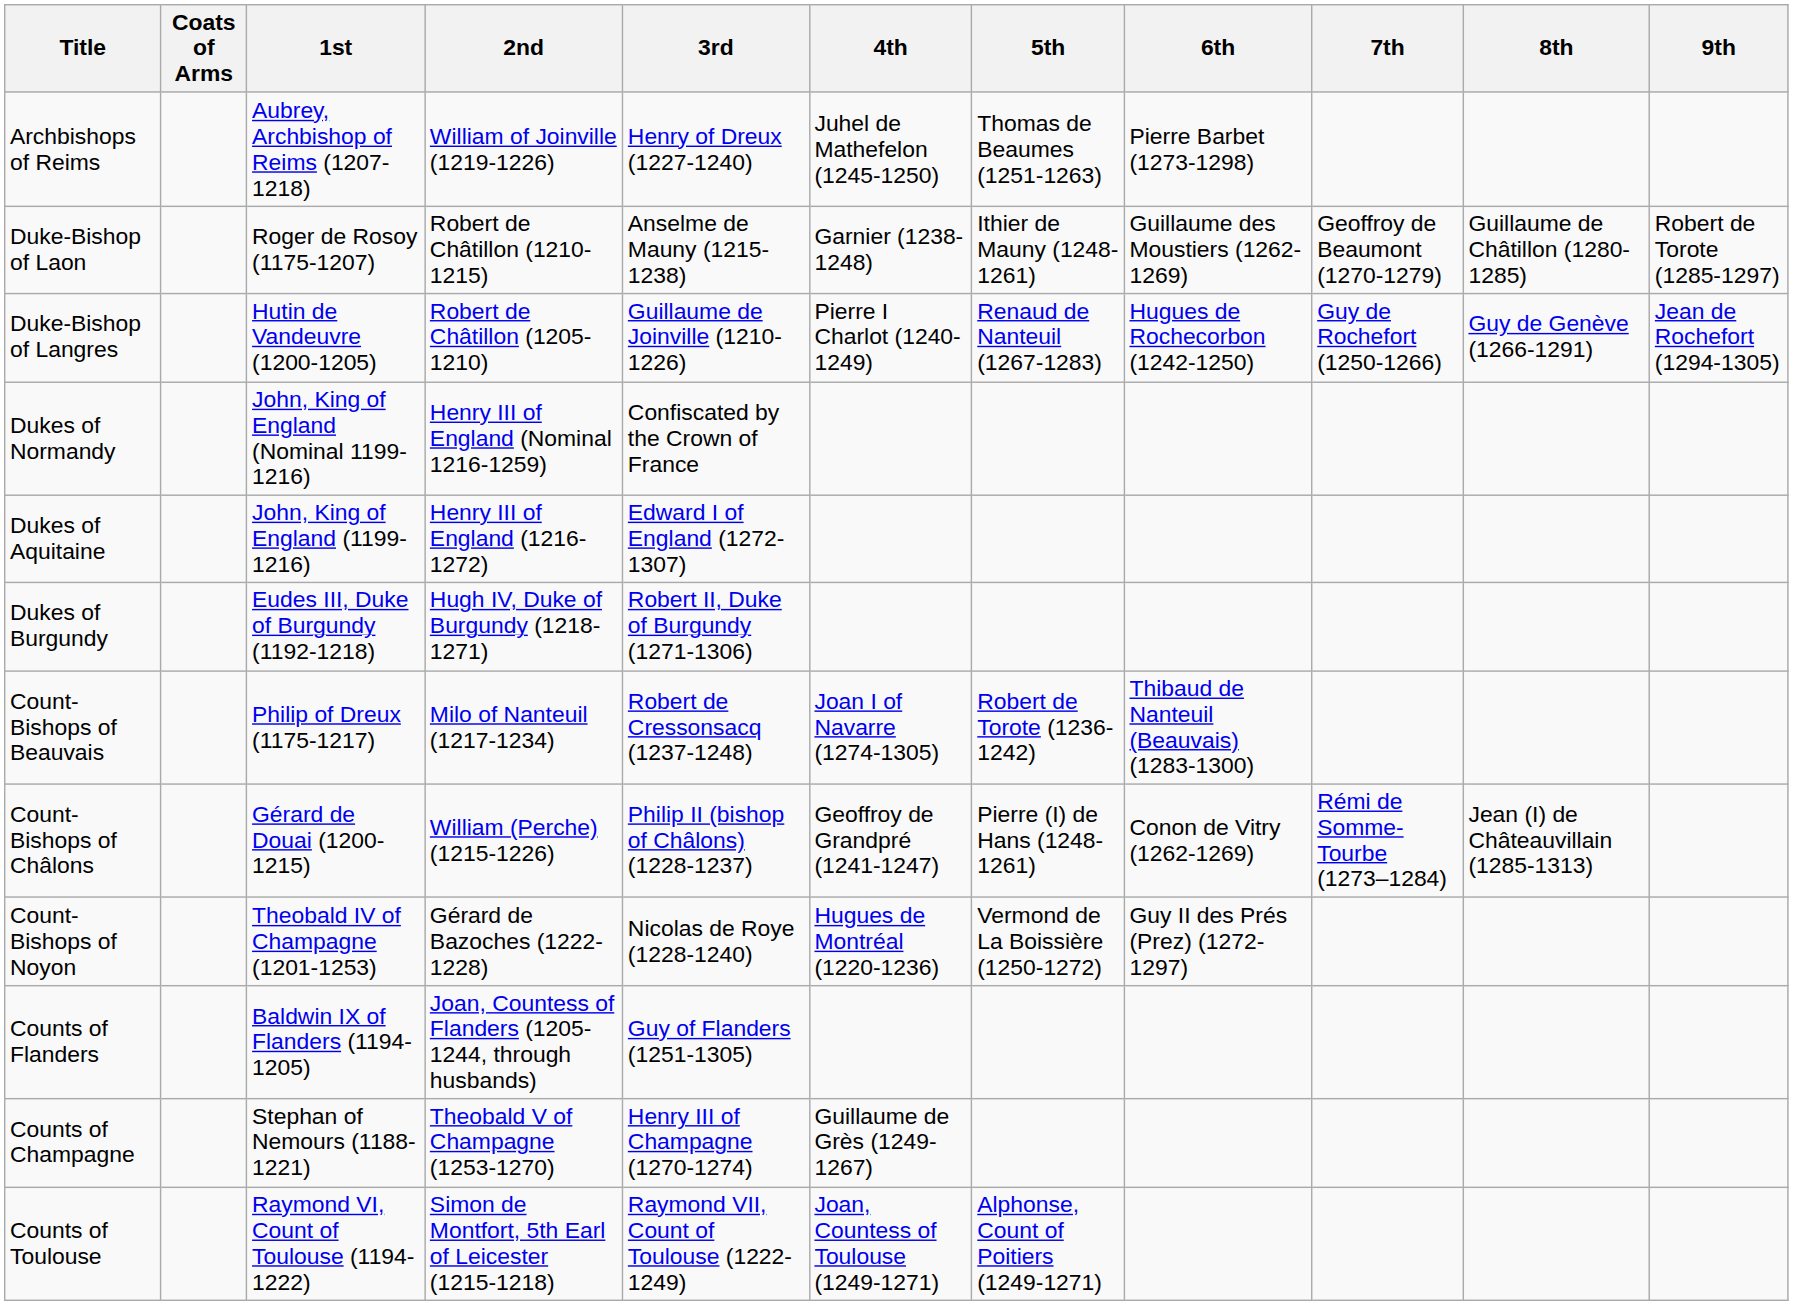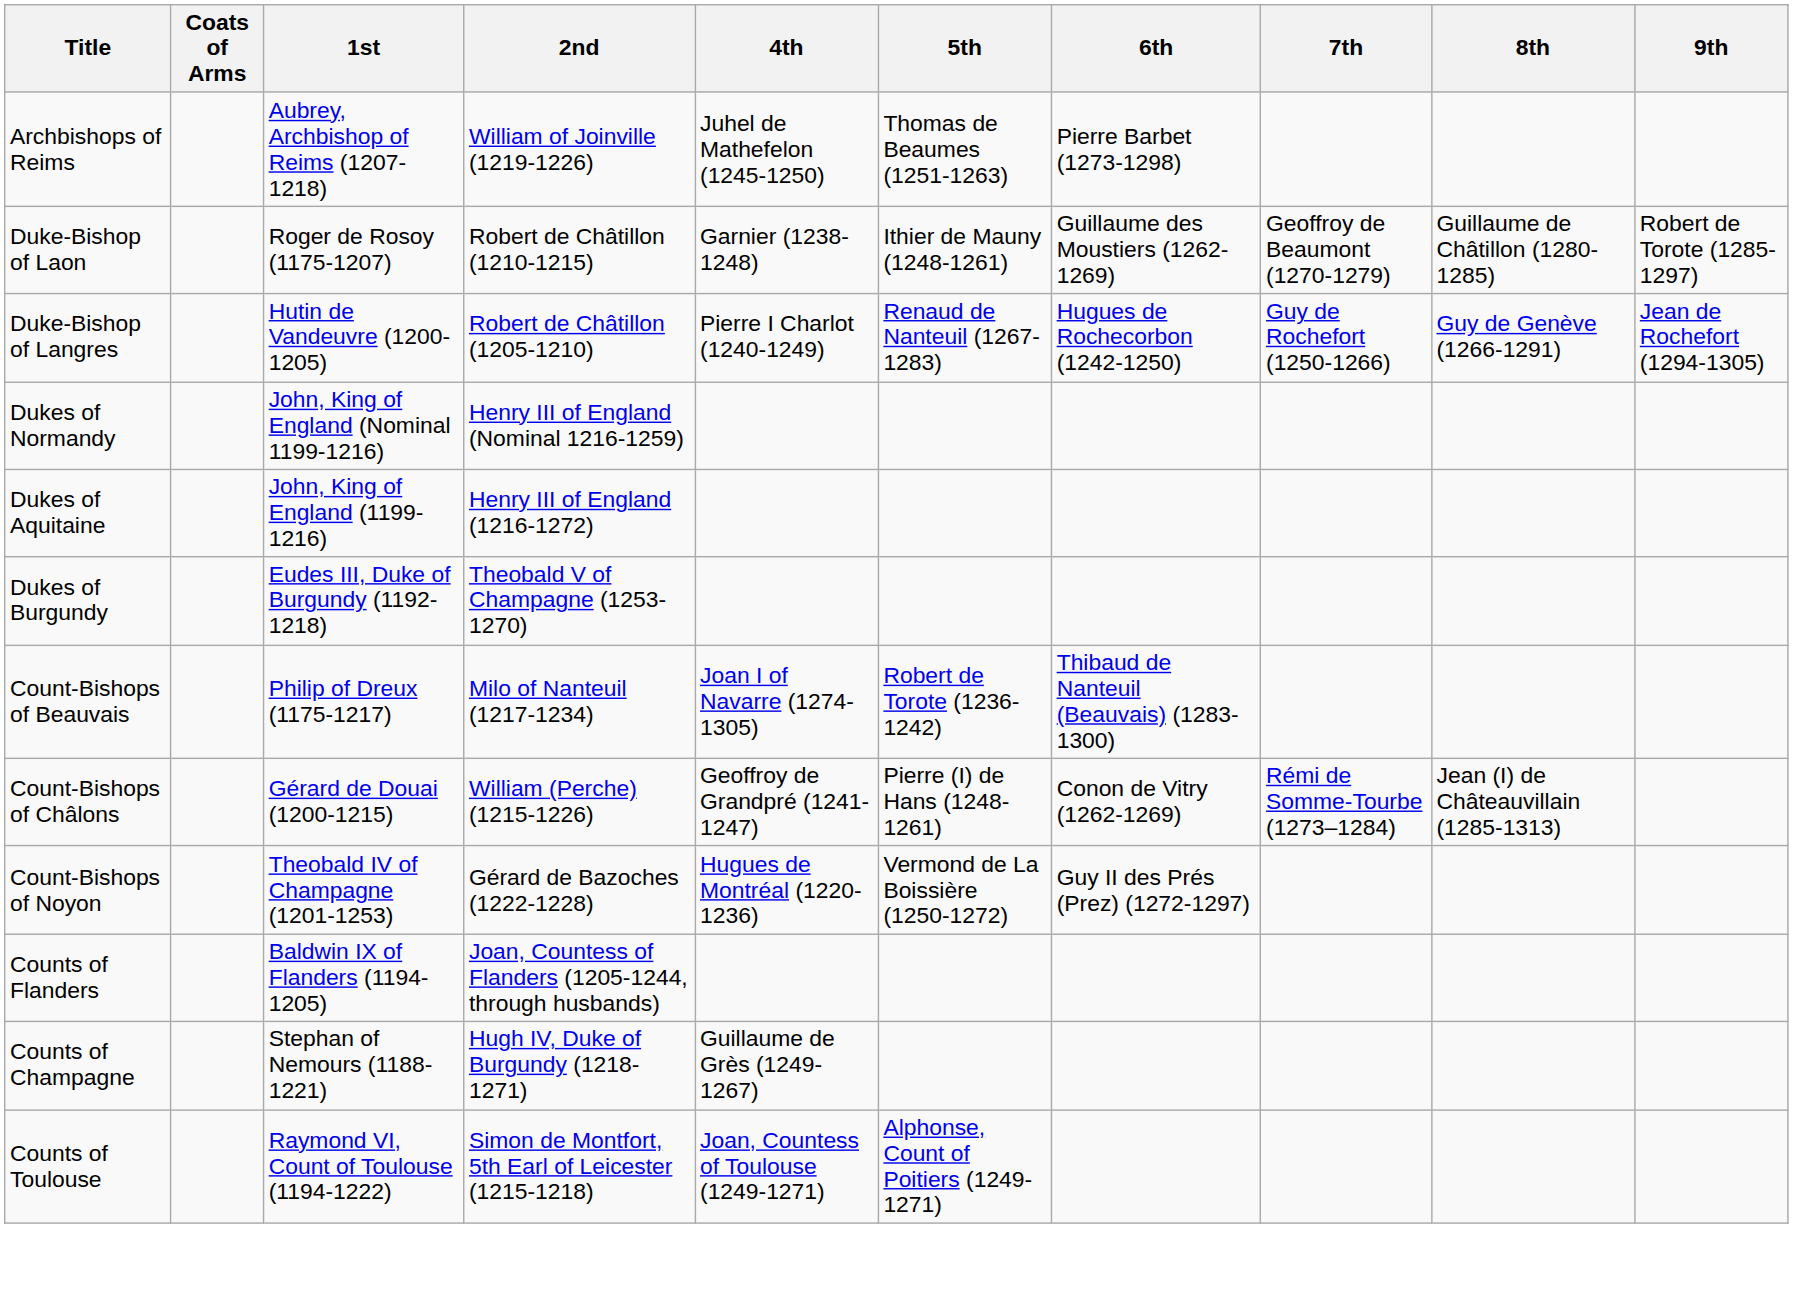- column: (716, 48)
(516, 626) Hugh IV, Duke of Burgundy (1218-1271) -> (568, 600) Theobald V of Champagne (1253-1270)
(501, 1142) Theobald V of Champagne (1253-1270) -> (555, 1065) Hugh IV, Duke of Burgundy (1218-1271)
